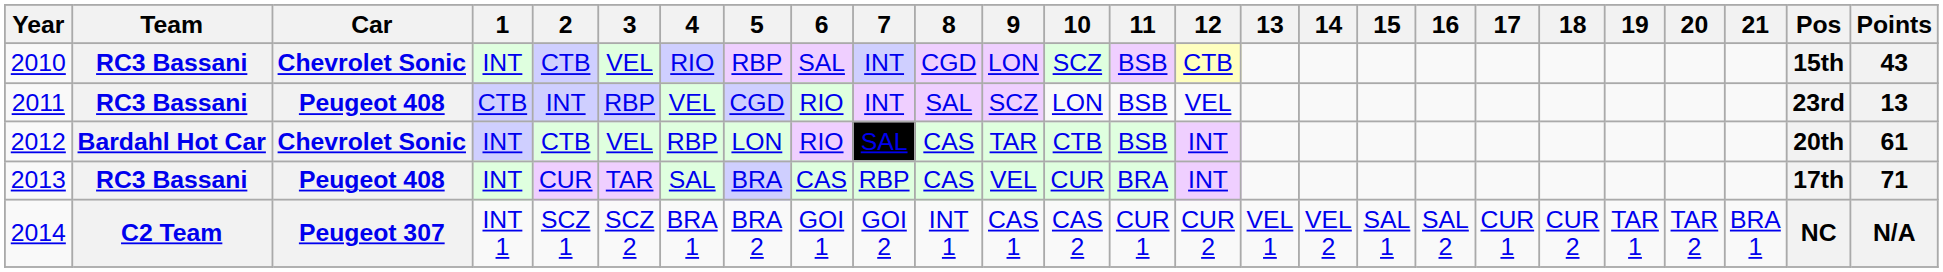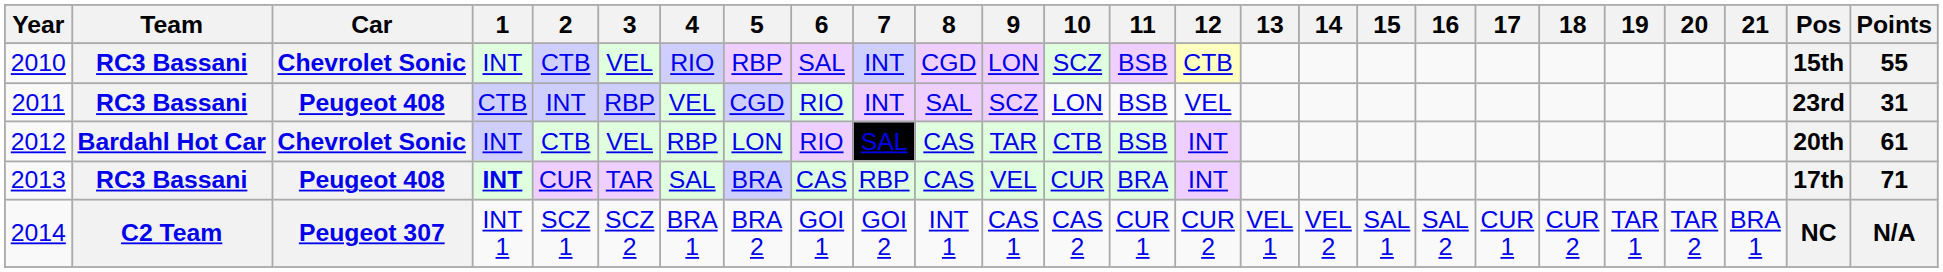(1894, 63) 43 -> (1894, 63) 55
(1894, 102) 13 -> (1894, 102) 31
(502, 180) normal -> (502, 180) bold
